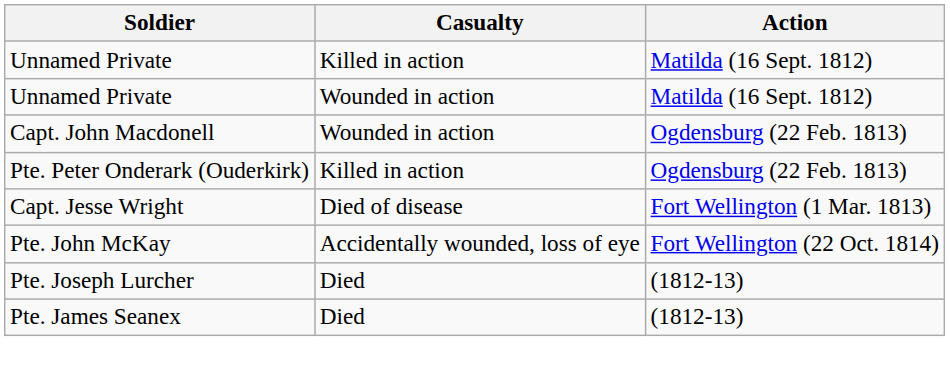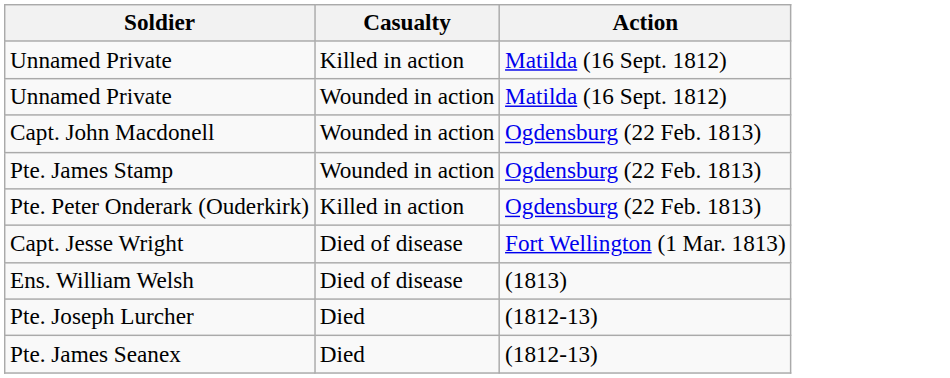+ row: (92, 170)
+ row: (102, 280)
- row: (90, 243)
